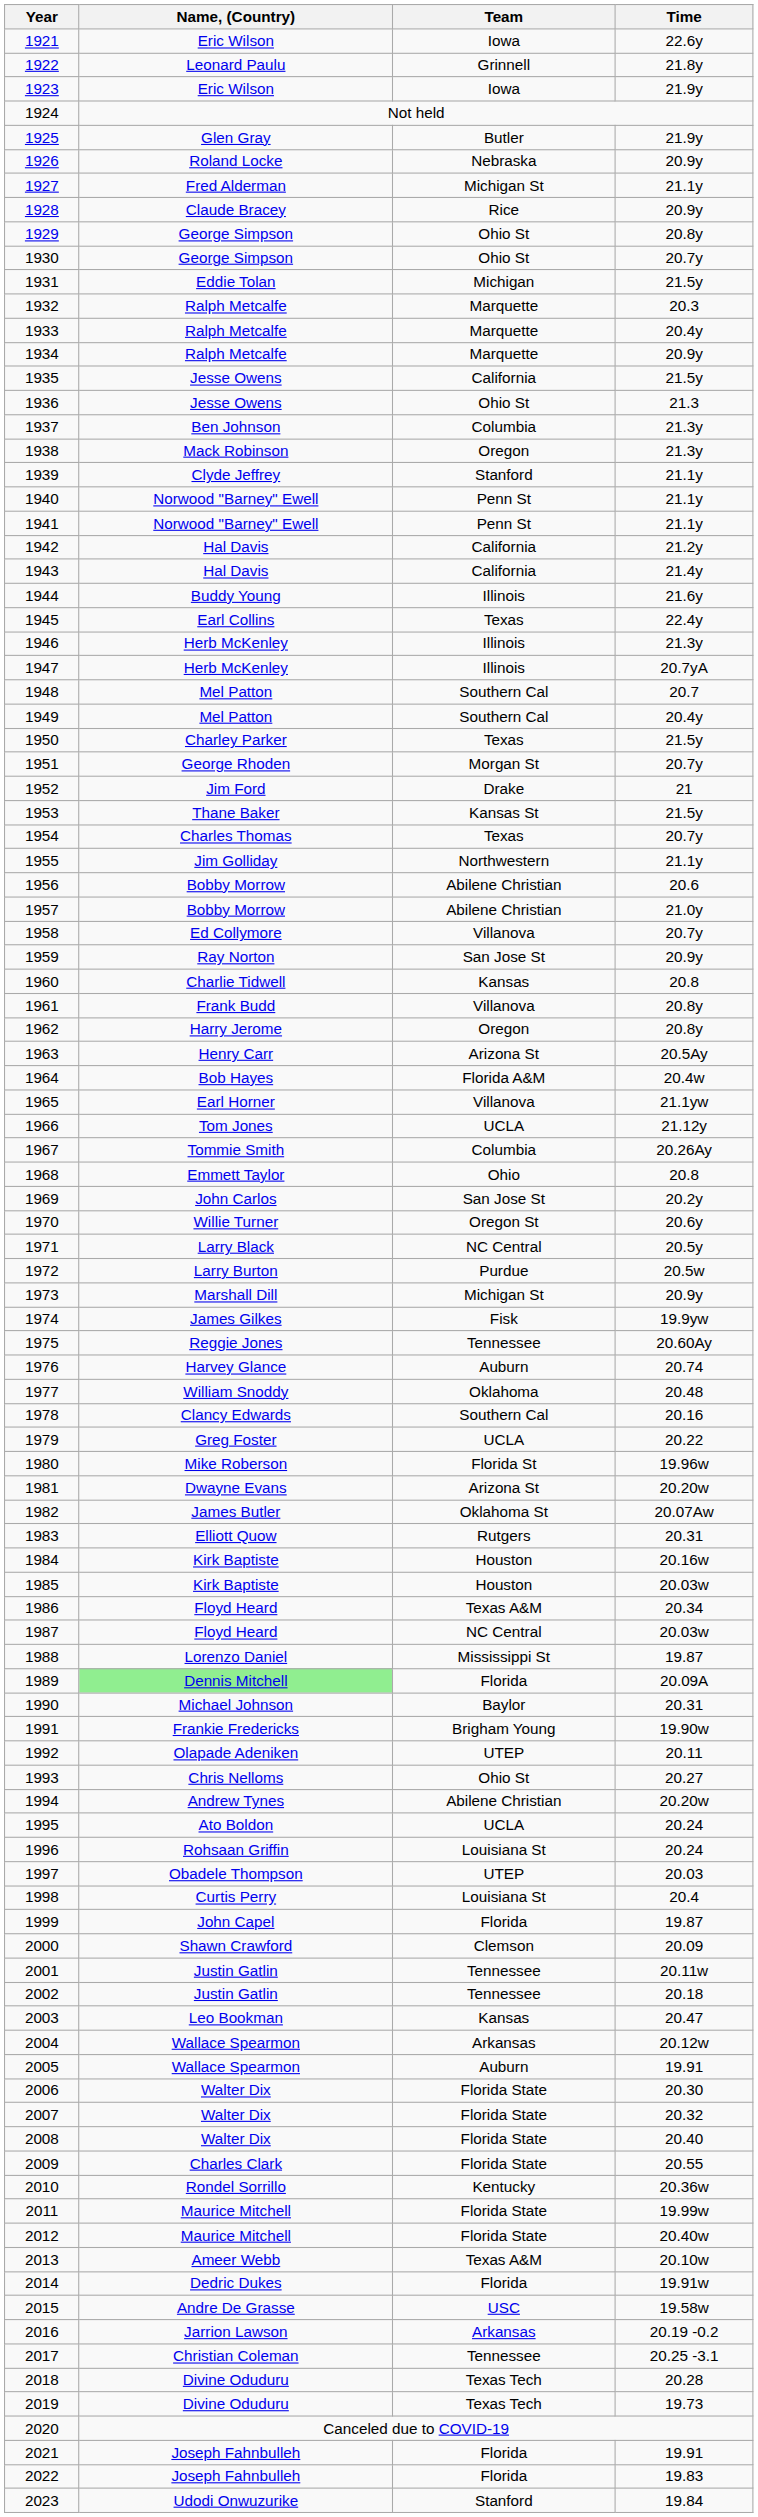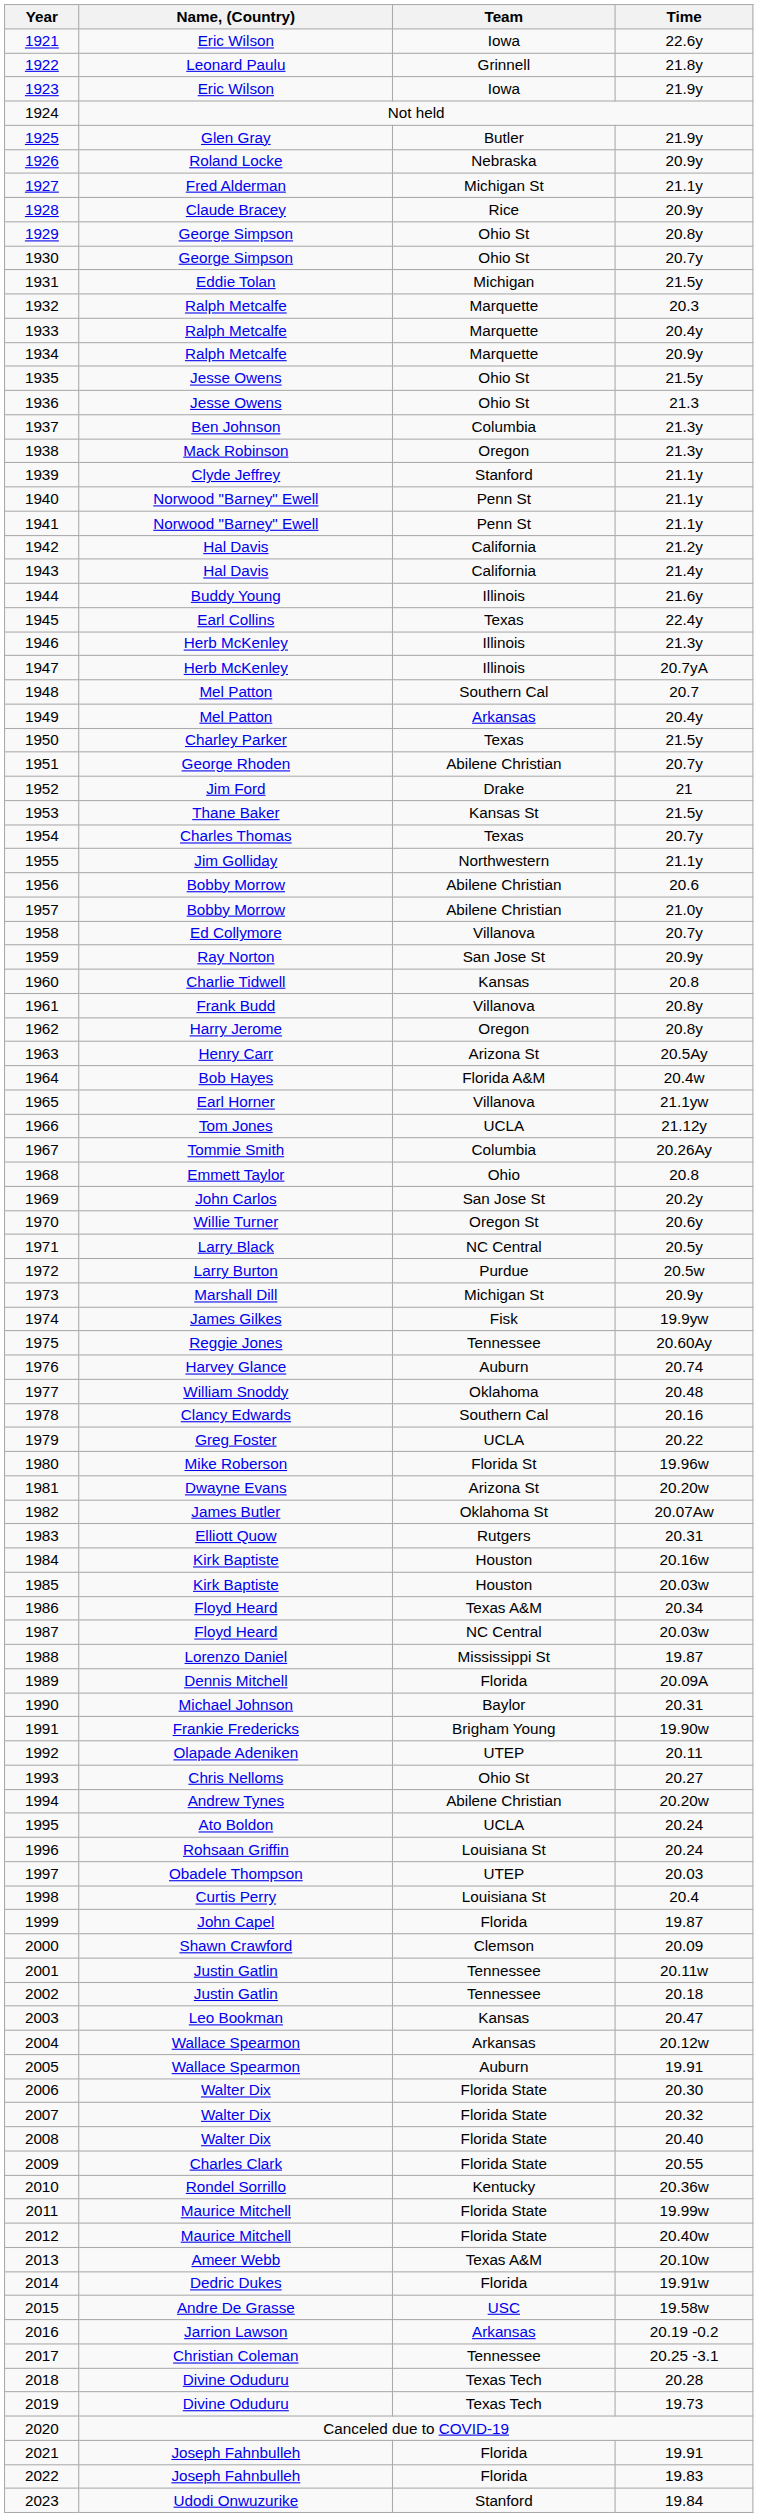(504, 379) California -> (504, 379) Ohio St
(504, 716) Southern Cal -> (504, 716) Arkansas
(504, 765) Morgan St -> (504, 765) Abilene Christian
(236, 1681) lightgreen background -> (236, 1681) no background
